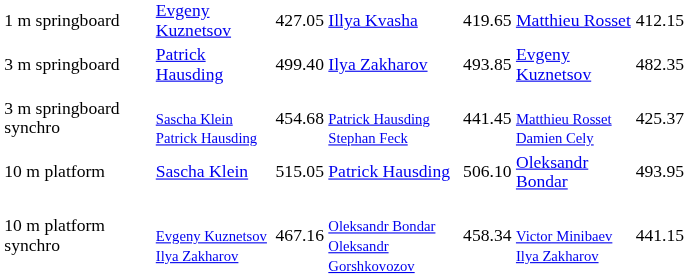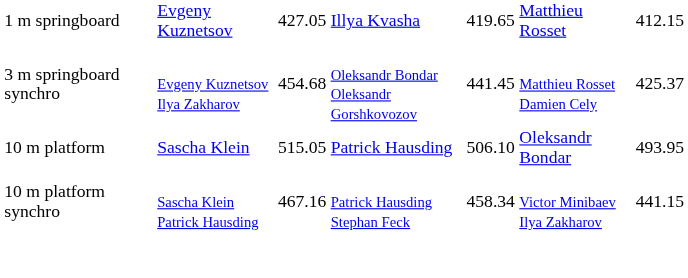- row: (62, 64)
(206, 128) Sascha Klein Patrick Hausding -> (213, 94) Evgeny Kuznetsov Ilya Zakharov
(379, 128) Patrick Hausding Stephan Feck -> (384, 94) Oleksandr Bondar Oleksandr Gorshkovozov
(211, 246) Evgeny Kuznetsov Ilya Zakharov -> (208, 212) Sascha Klein Patrick Hausding
(382, 246) Oleksandr Bondar Oleksandr Gorshkovozov -> (381, 212) Patrick Hausding Stephan Feck
